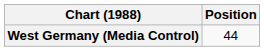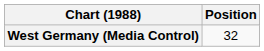(231, 35) 44 -> (231, 35) 32
